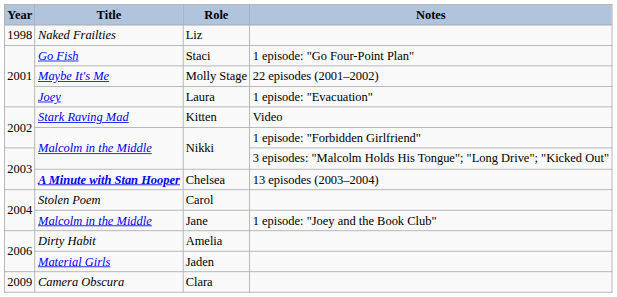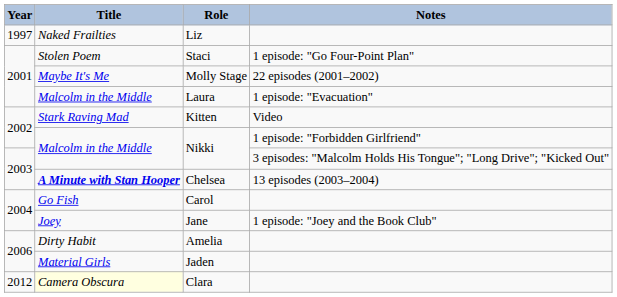(20, 35) 1998 -> (20, 35) 1997
(58, 56) Go Fish -> (69, 56) Stolen Poem
(49, 97) Joey -> (95, 97) Malcolm in the Middle
(69, 199) Stolen Poem -> (58, 199) Go Fish
(95, 220) Malcolm in the Middle -> (49, 220) Joey
(20, 282) 2009 -> (20, 282) 2012
(81, 282) no background -> (81, 282) lightyellow background
